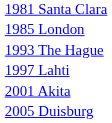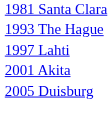- row: (45, 29)
